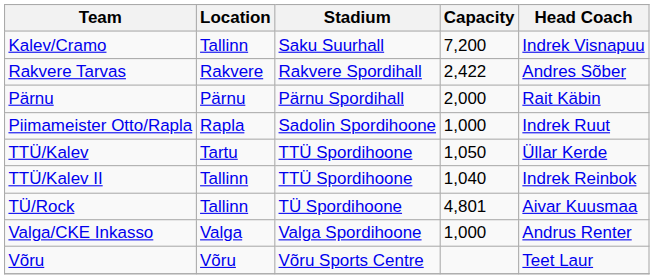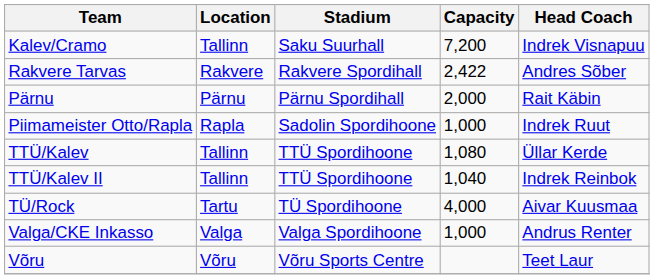(219, 152) Tartu -> (224, 152) Tallinn
(465, 152) 1,050 -> (465, 152) 1,080
(224, 206) Tallinn -> (219, 206) Tartu
(465, 206) 4,801 -> (465, 206) 4,000
